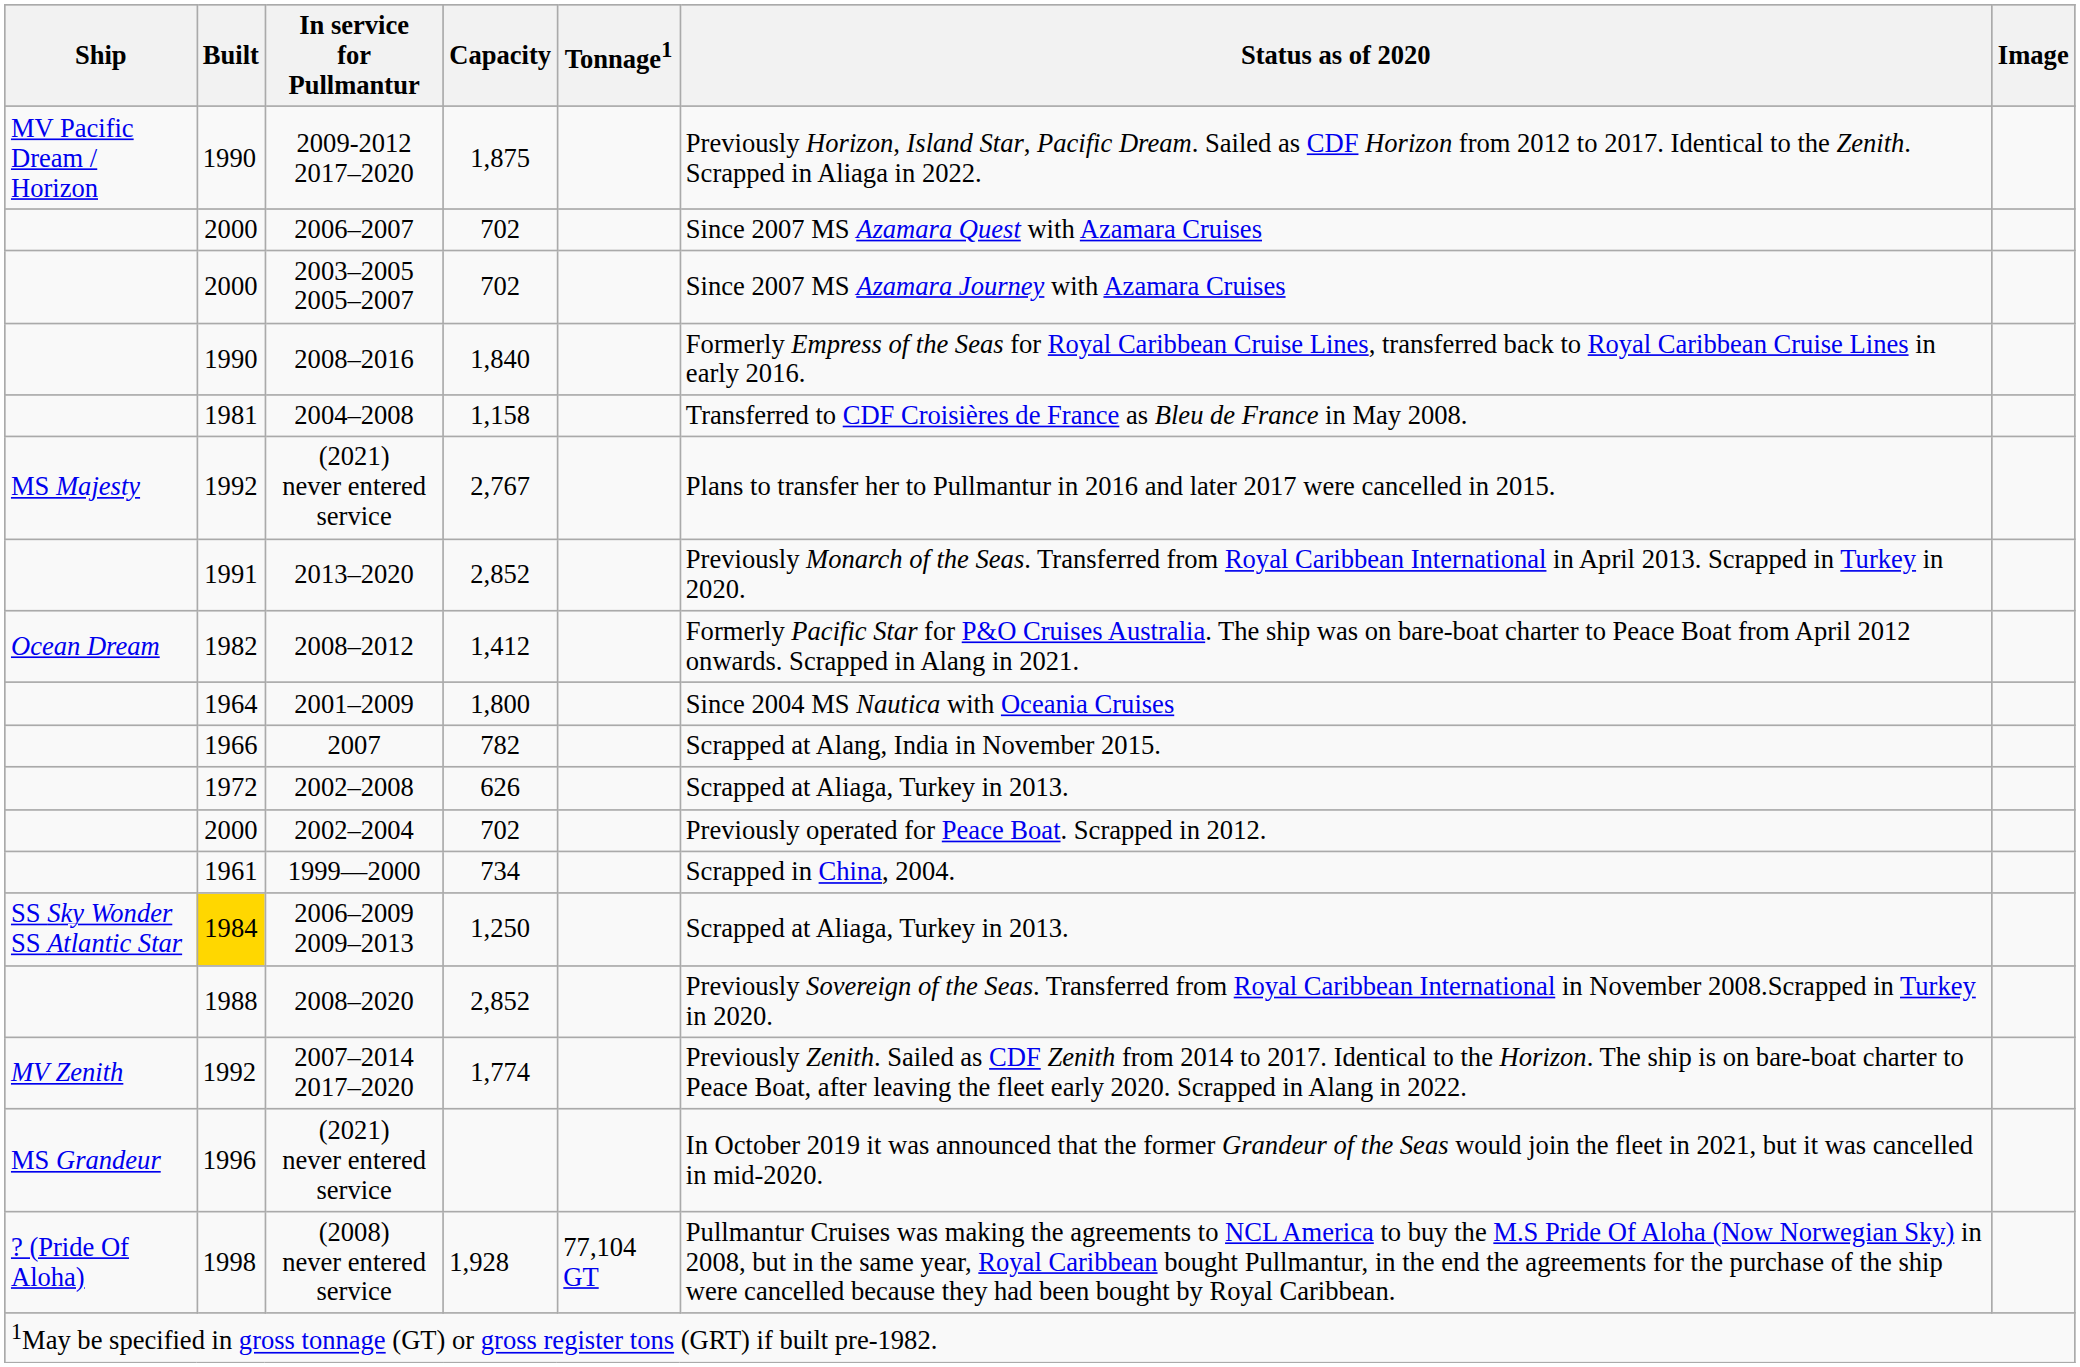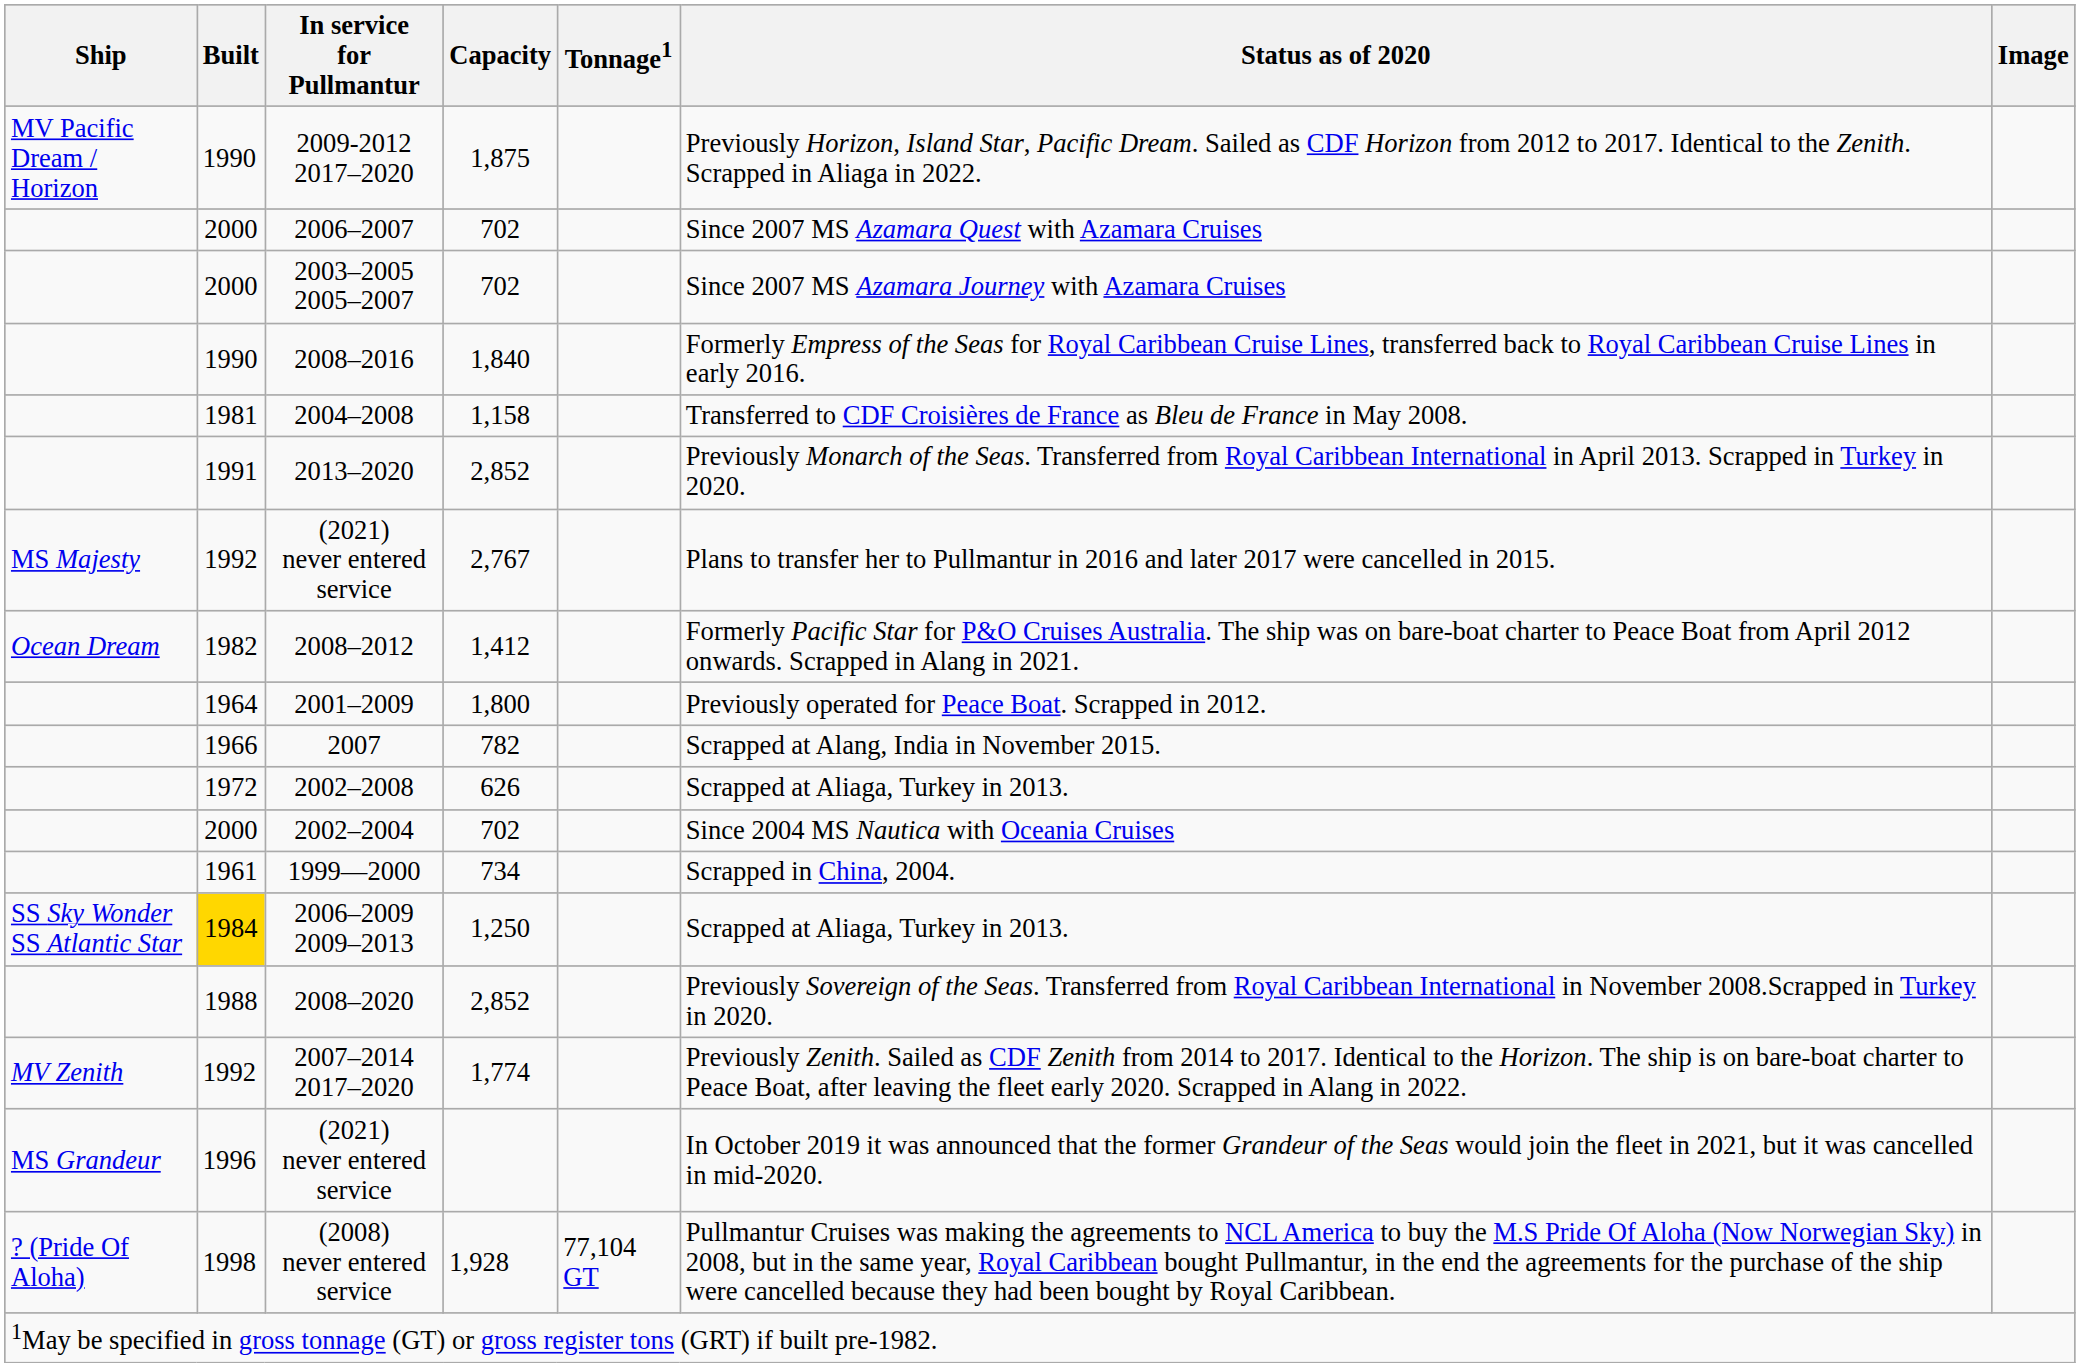rows swapped: (354, 487) <-> (354, 574)
(930, 703) Since 2004 MS Nautica with Oceania Cruises -> (976, 703) Previously operated for Peace Boat. Scrapped in 2012.
(976, 829) Previously operated for Peace Boat. Scrapped in 2012. -> (930, 829) Since 2004 MS Nautica with Oceania Cruises
